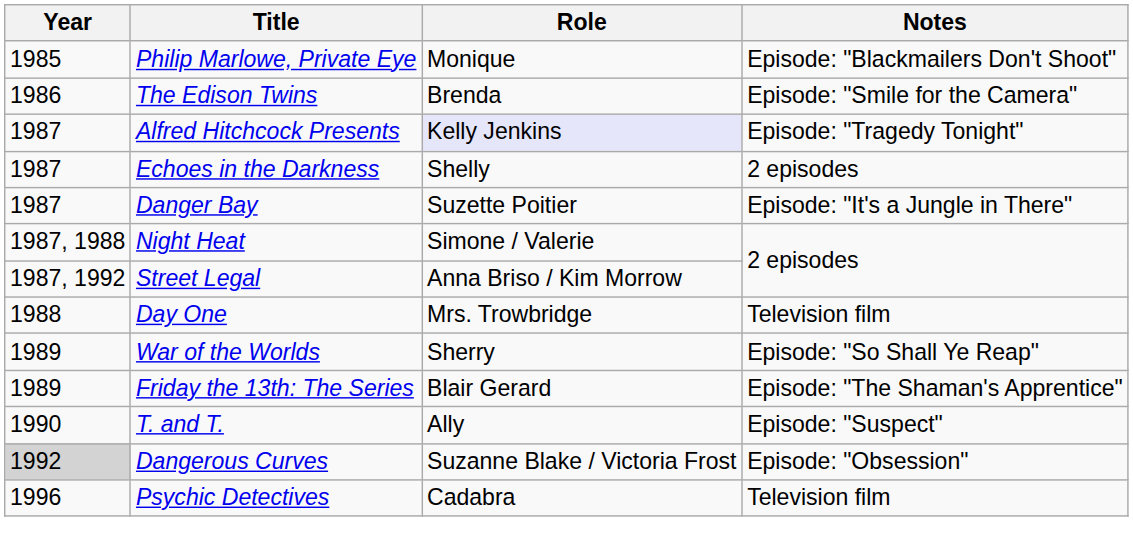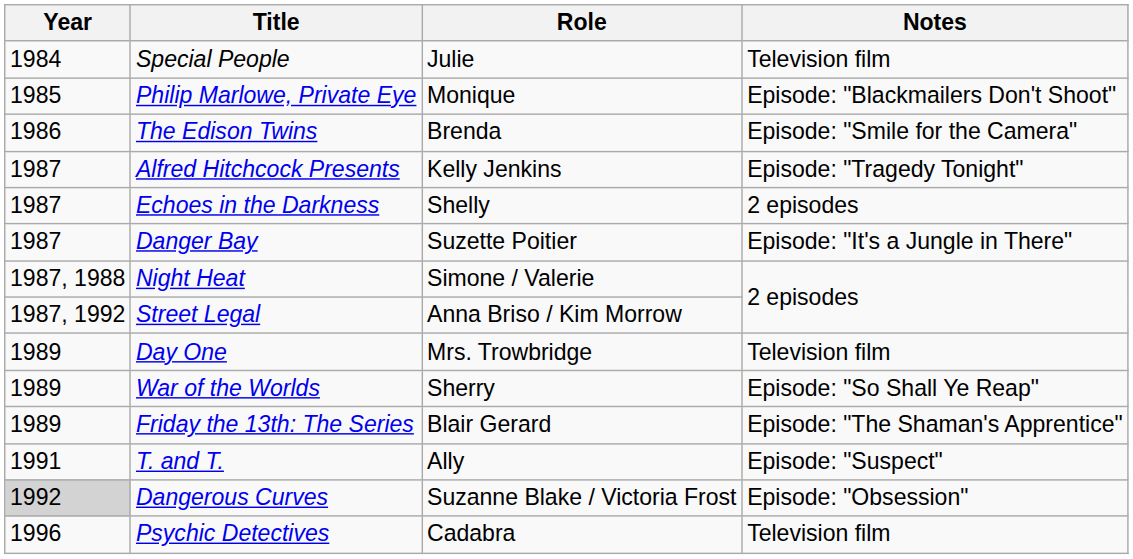+ row: (213, 59)
(494, 132) lavender background -> (494, 168) no background
(36, 315) 1988 -> (36, 351) 1989
(36, 424) 1990 -> (36, 461) 1991
